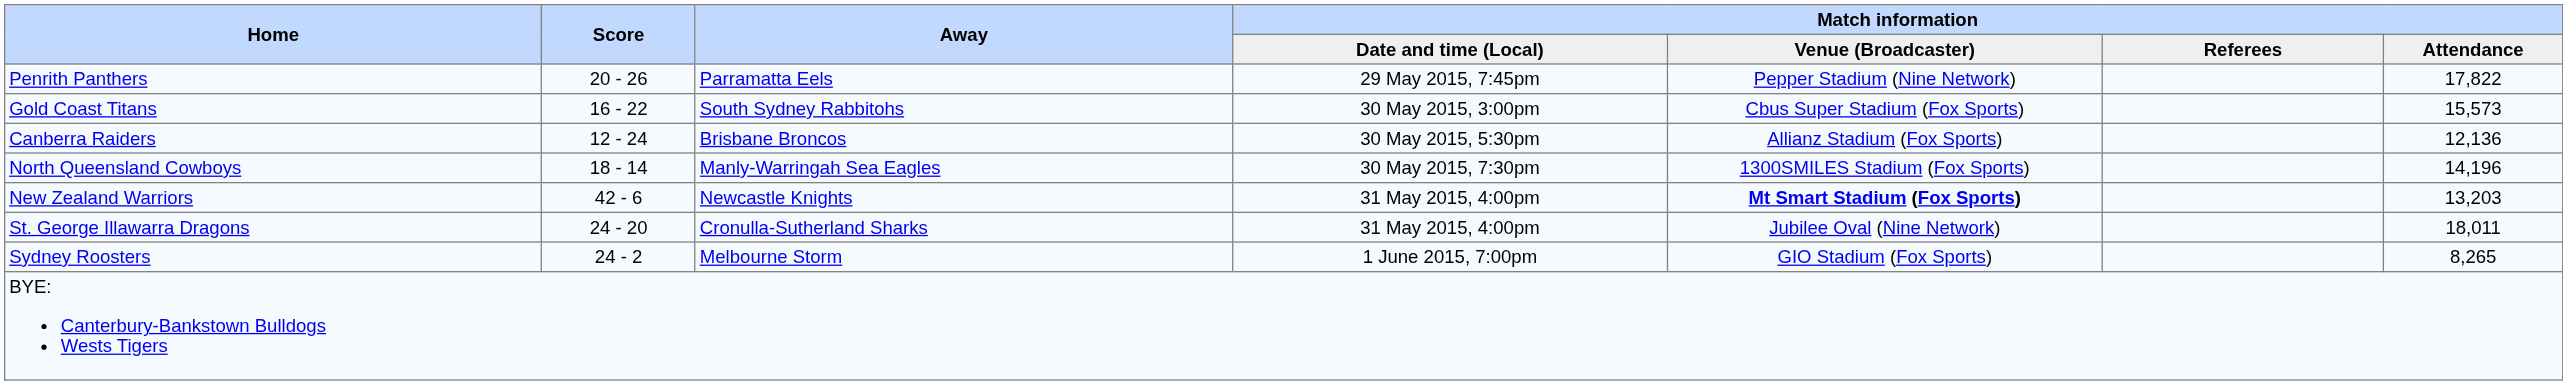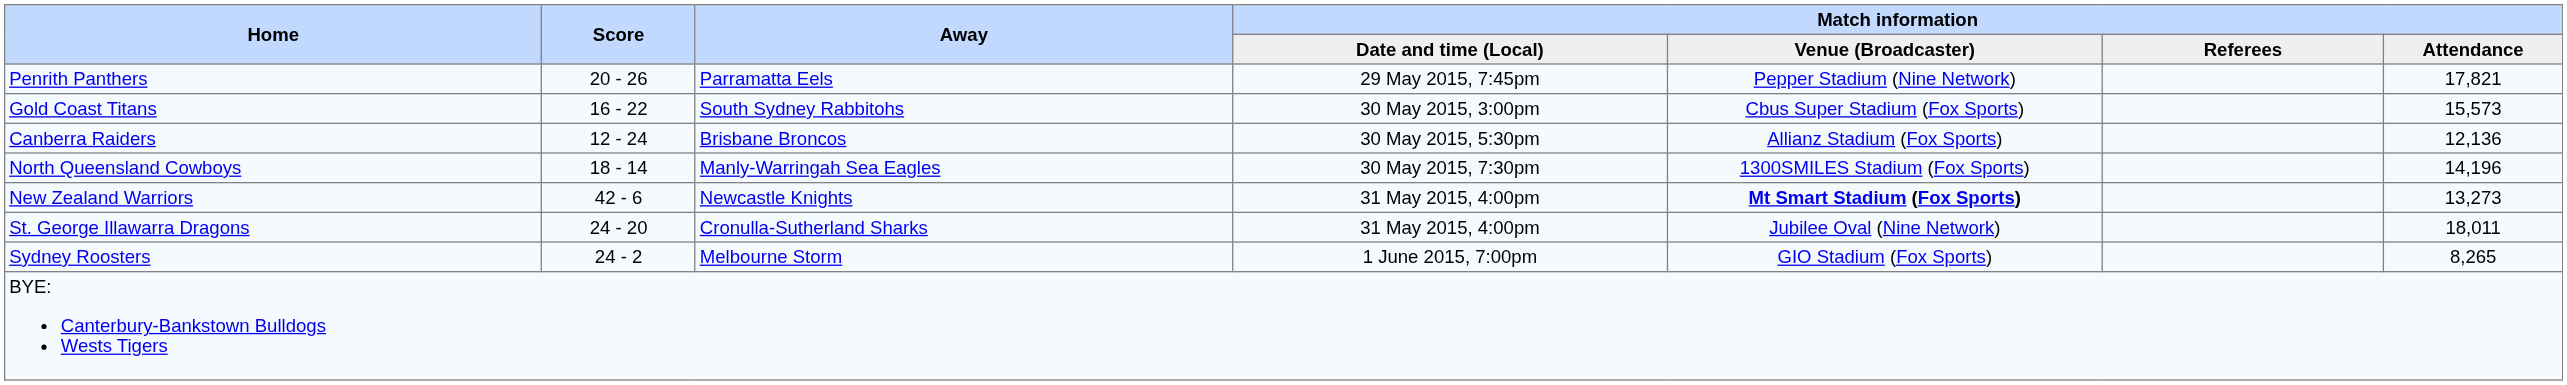(2473, 79) 17,822 -> (2473, 79) 17,821
(2473, 197) 13,203 -> (2473, 197) 13,273
